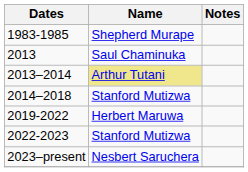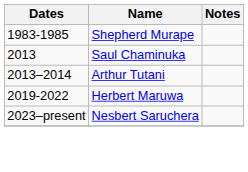(128, 75) khaki background -> (128, 75) no background
- row: (39, 95)
- row: (38, 136)
